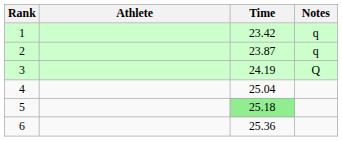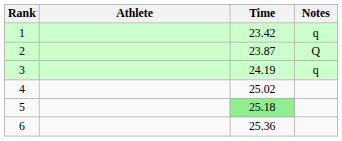(316, 51) q -> (316, 51) Q
(316, 70) Q -> (316, 70) q
(262, 88) 25.04 -> (262, 88) 25.02
